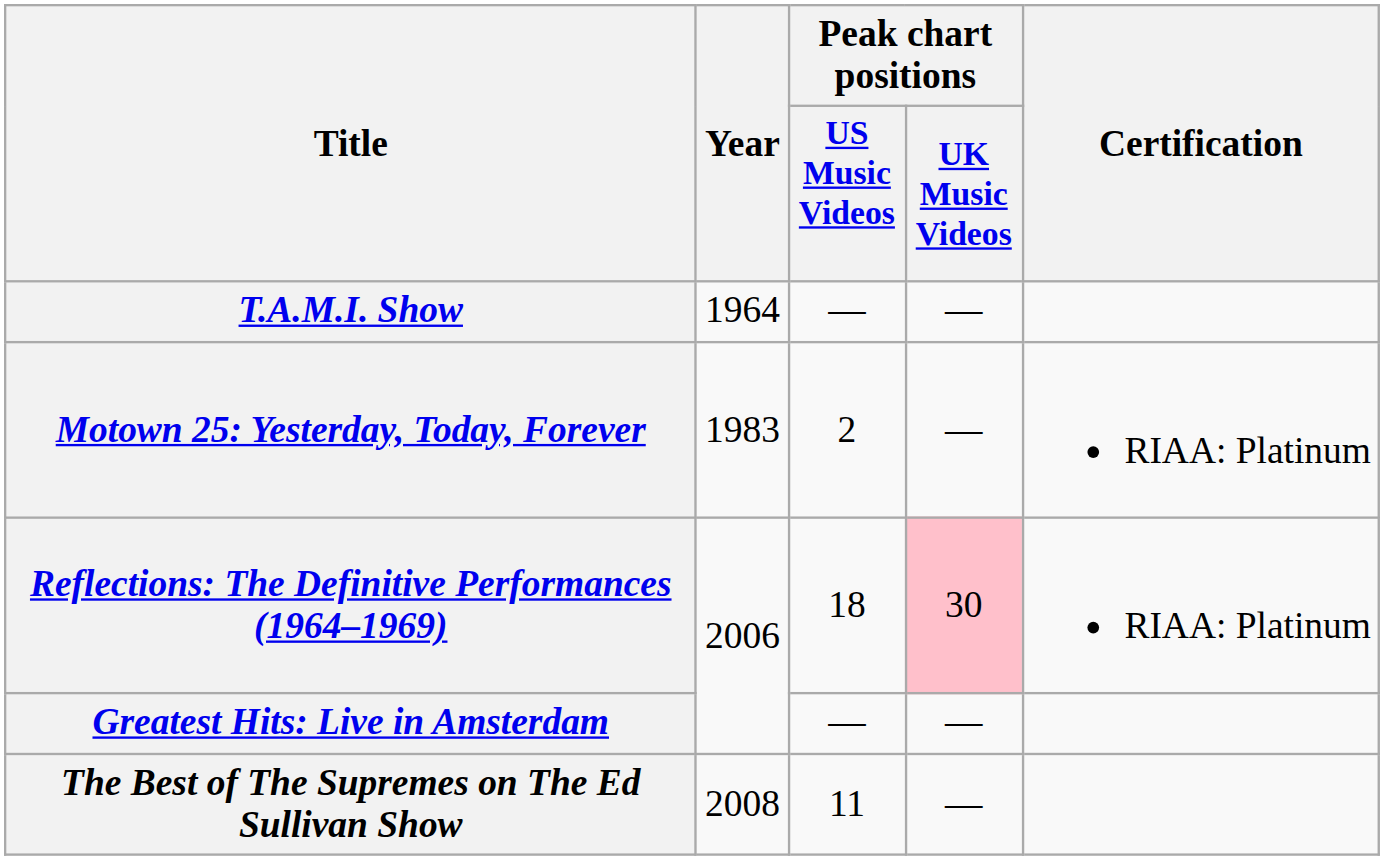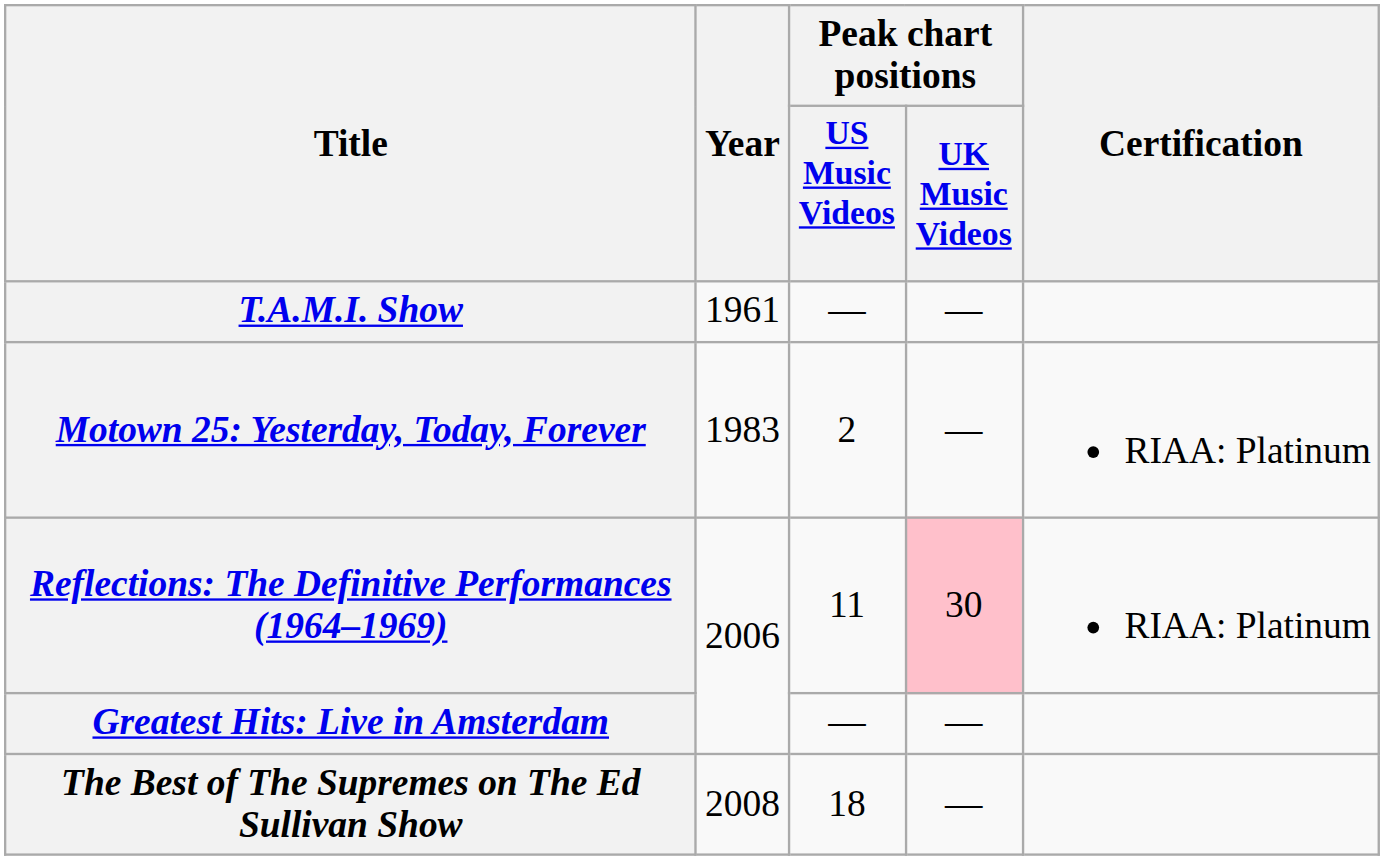(742, 310) 1964 -> (742, 310) 1961
(847, 604) 18 -> (847, 604) 11
(847, 803) 11 -> (847, 803) 18
